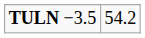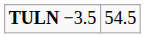(120, 18) 54.2 -> (120, 18) 54.5
